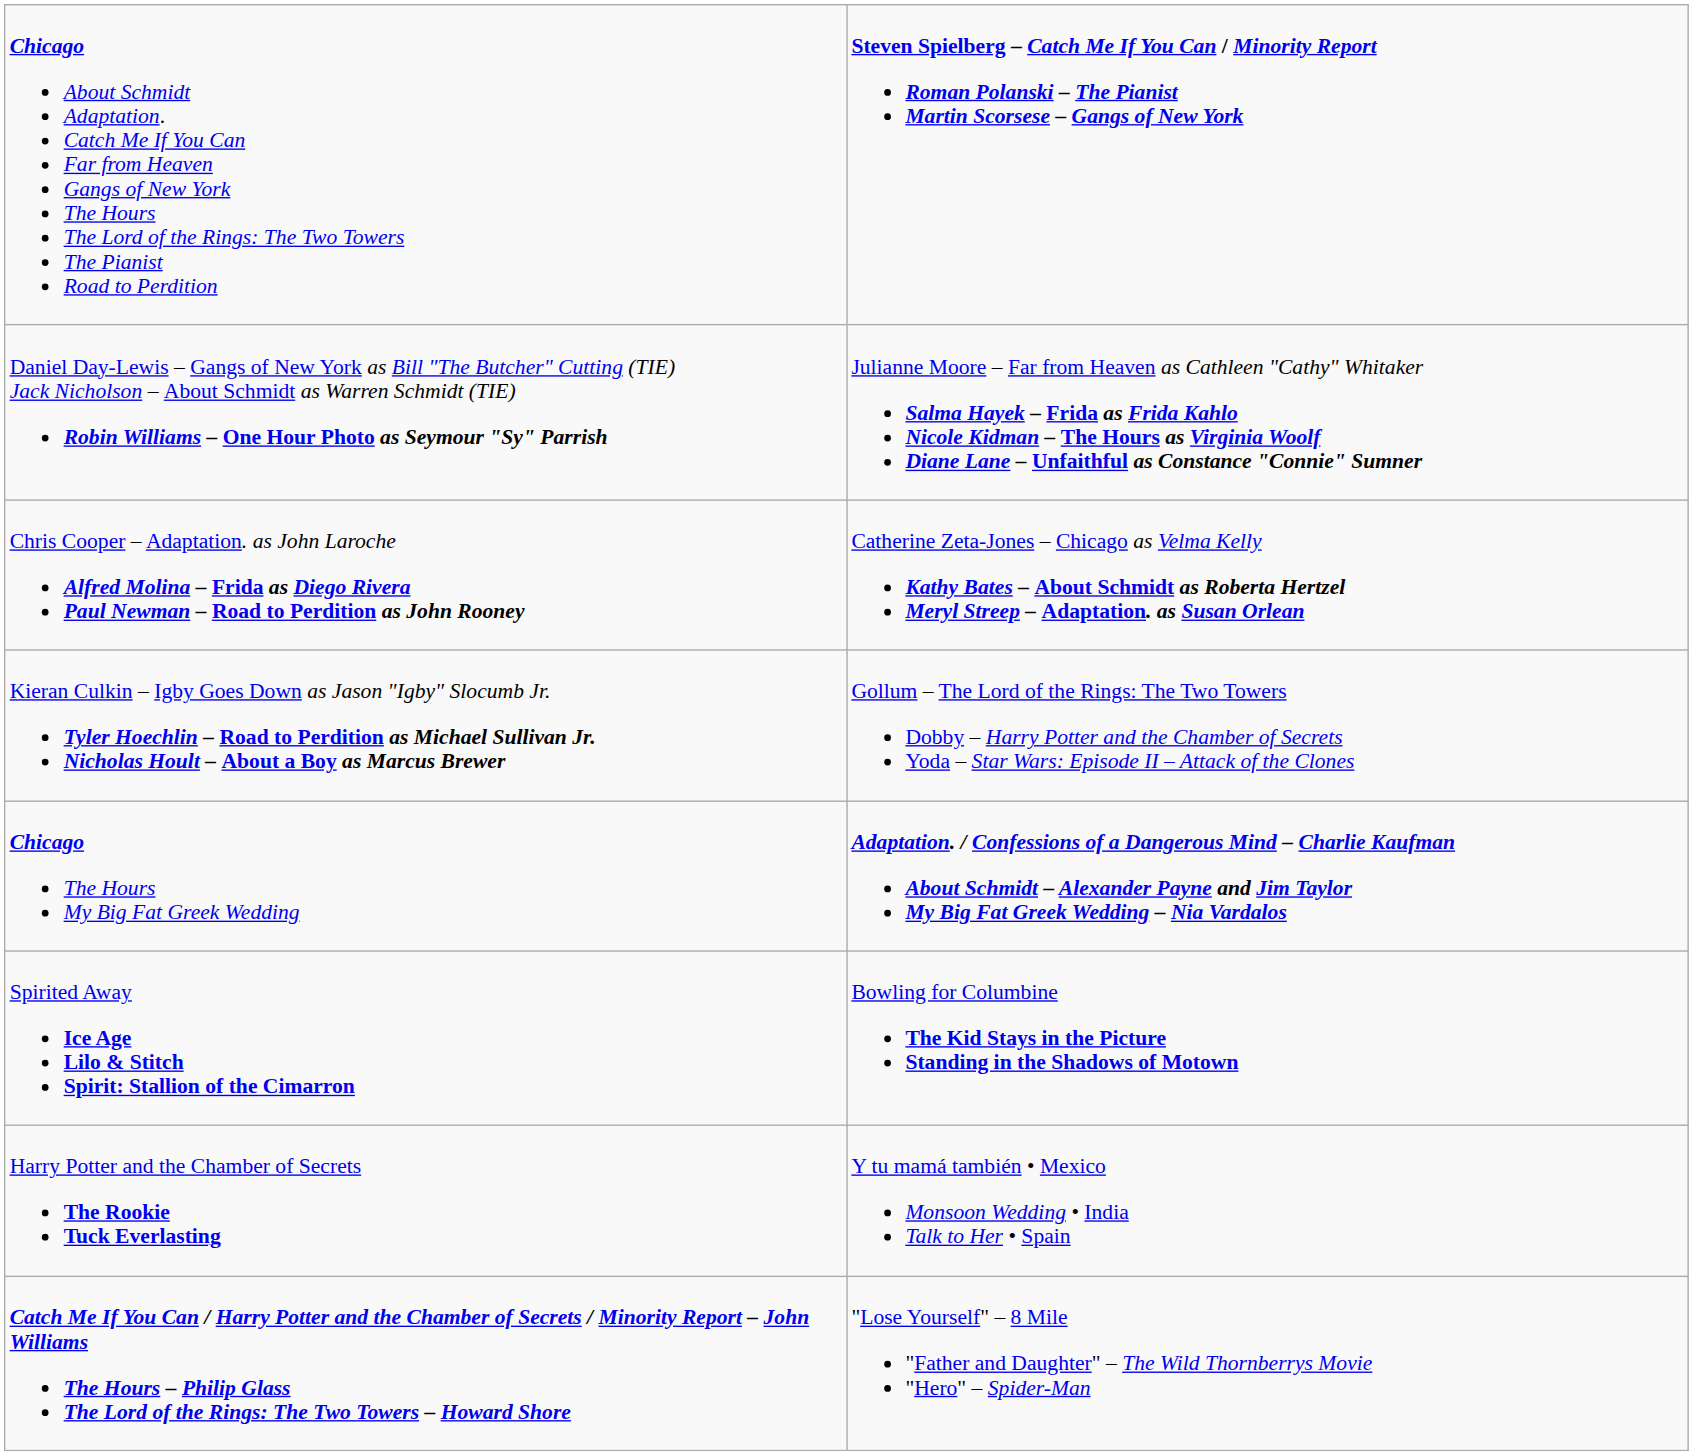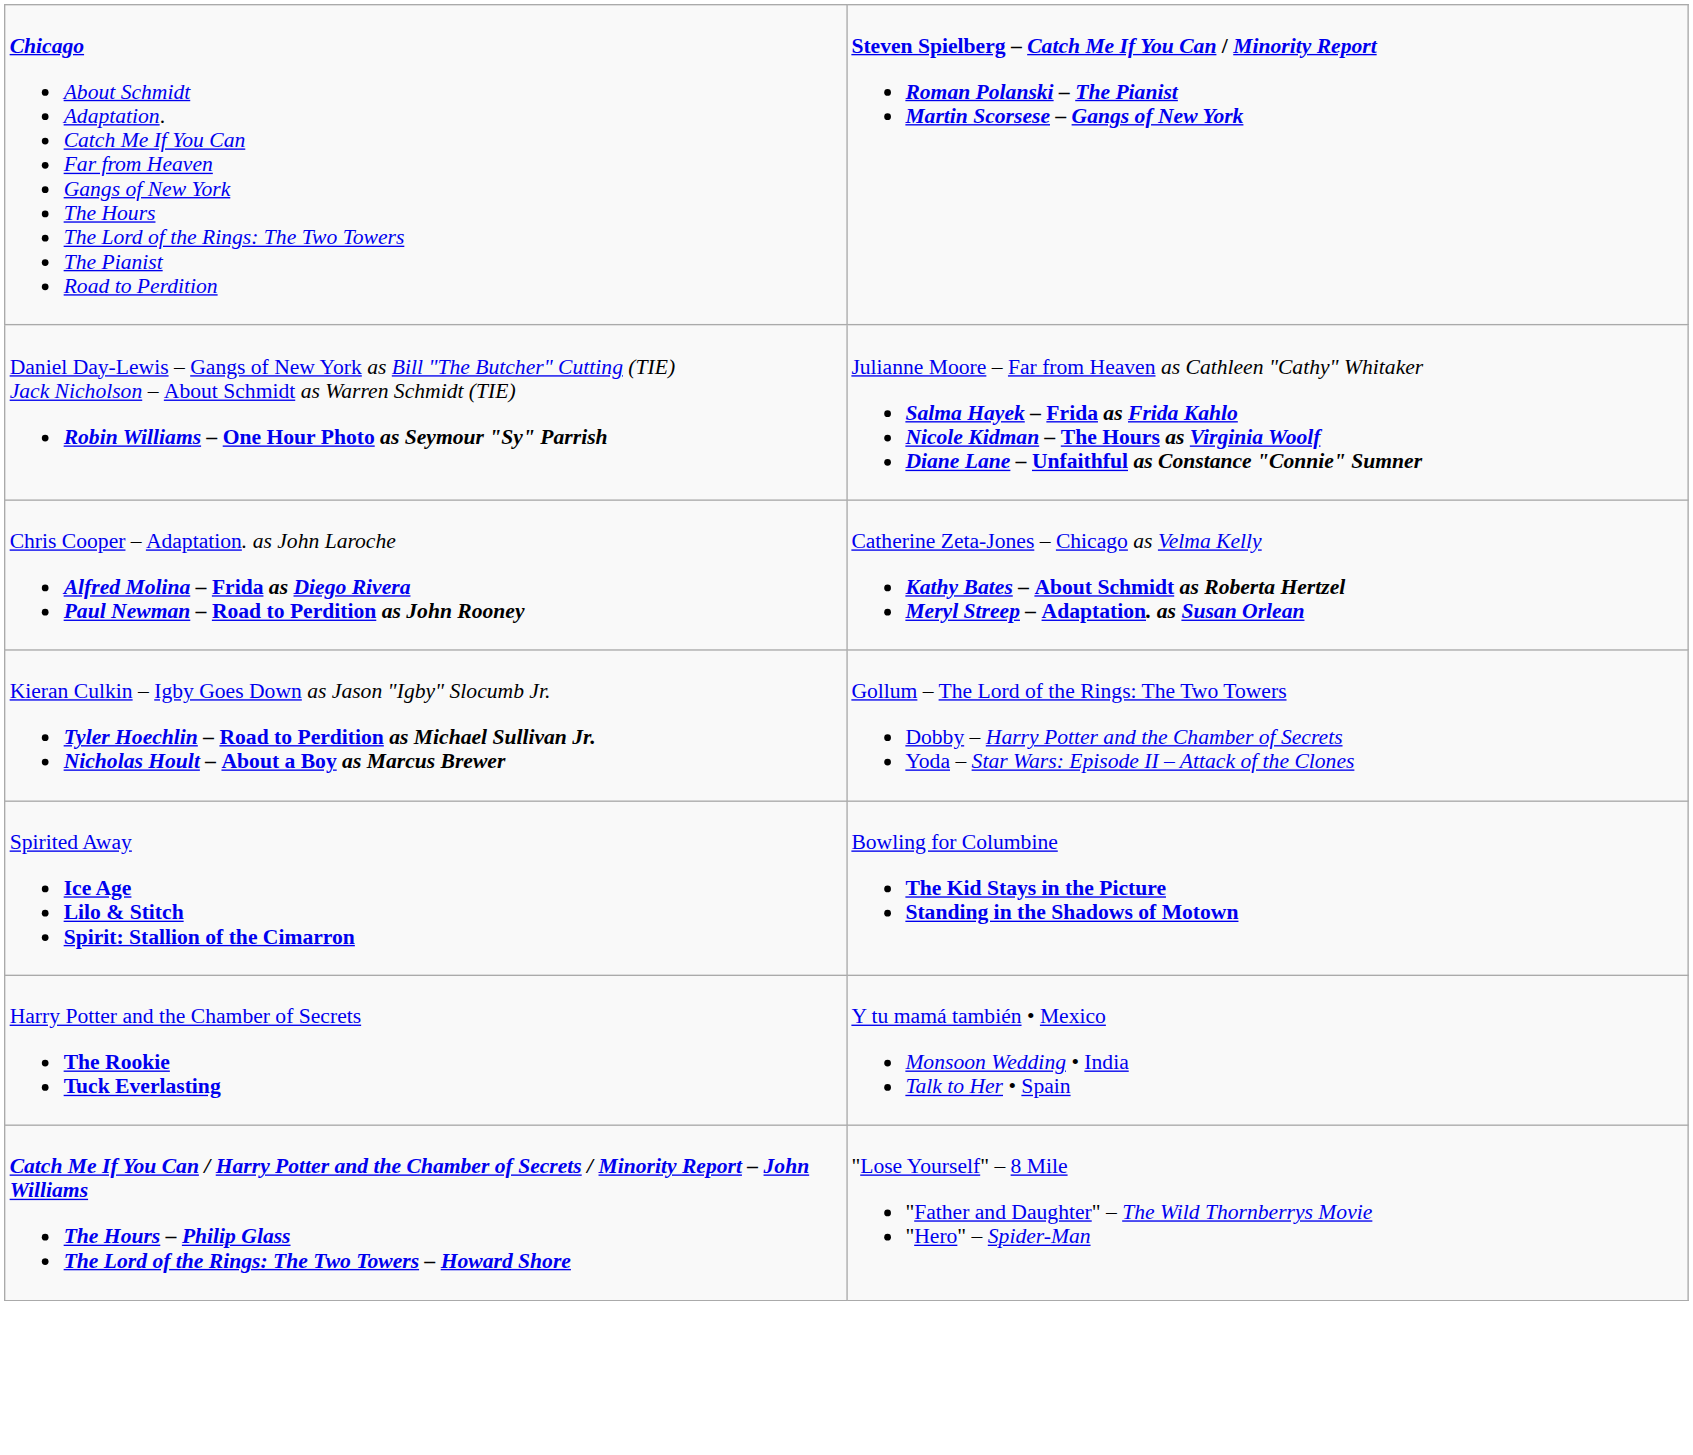- row: (426, 877)
